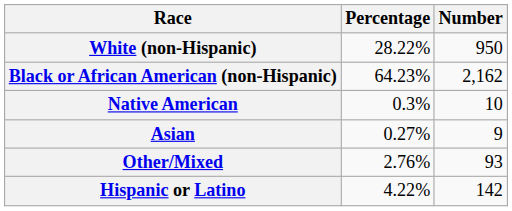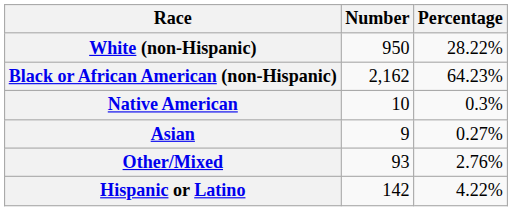columns swapped: (471, 18) <-> (388, 18)
